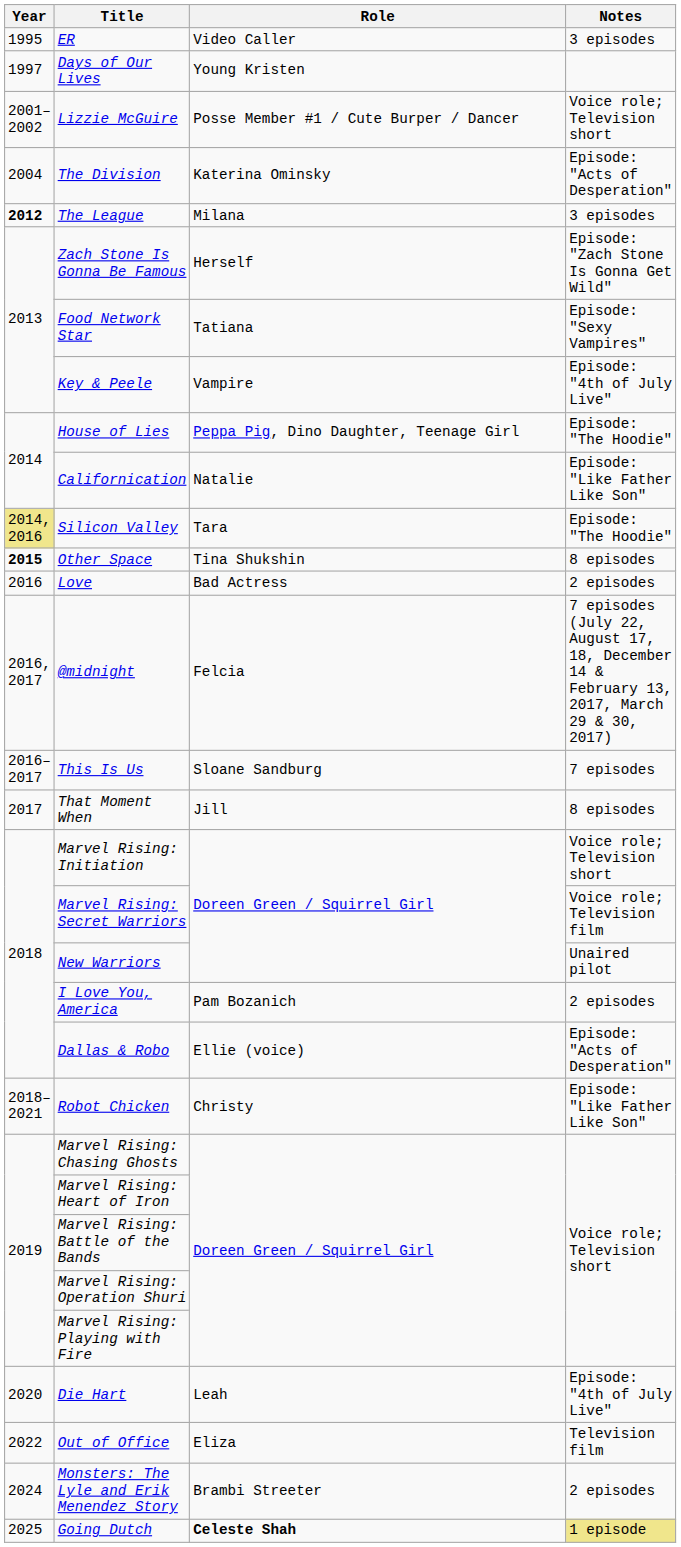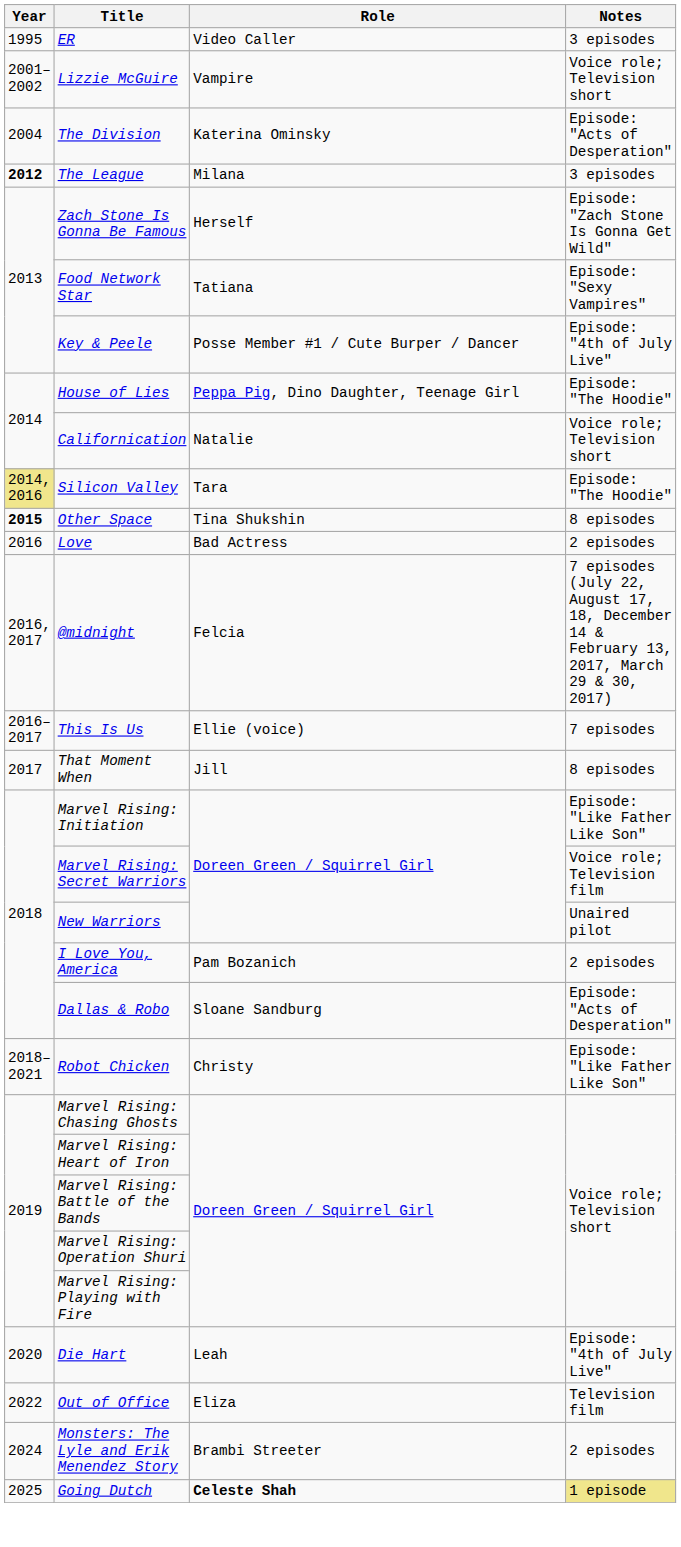- row: (105, 71)
(356, 119) Posse Member #1 / Cute Burper / Dancer -> (223, 79) Vampire
(223, 384) Vampire -> (356, 344) Posse Member #1 / Cute Burper / Dancer
(621, 480) Episode: "Like Father Like Son" -> (616, 440) Voice role; Television short
(258, 770) Sloane Sandburg -> (249, 730) Ellie (voice)
(616, 858) Voice role; Television short -> (621, 818) Episode: "Like Father Like Son"
(249, 1050) Ellie (voice) -> (258, 1010) Sloane Sandburg
